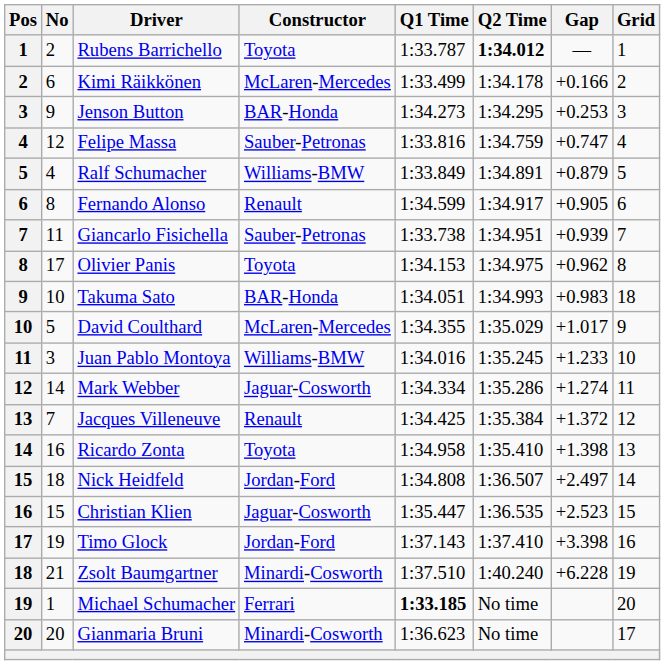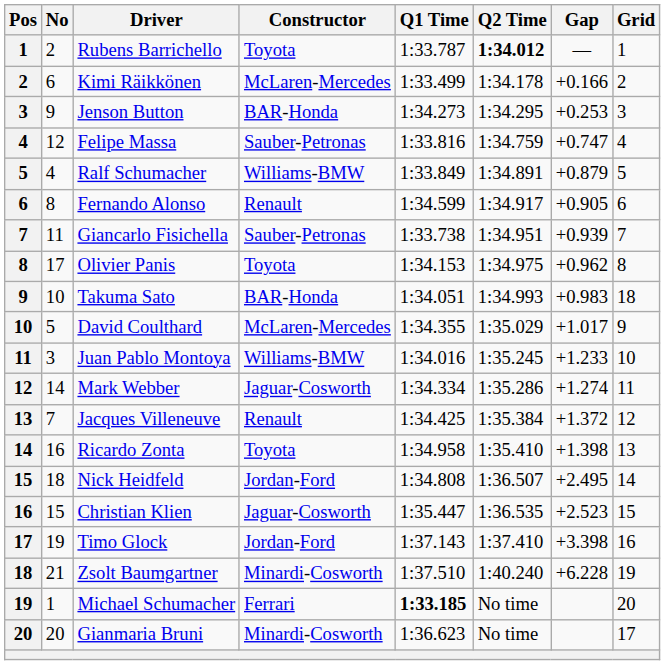(582, 480) +2.497 -> (582, 480) +2.495
